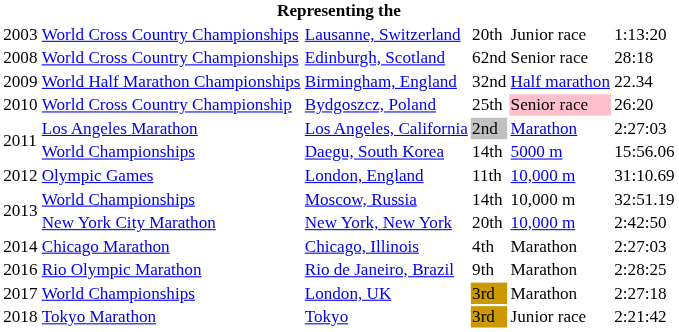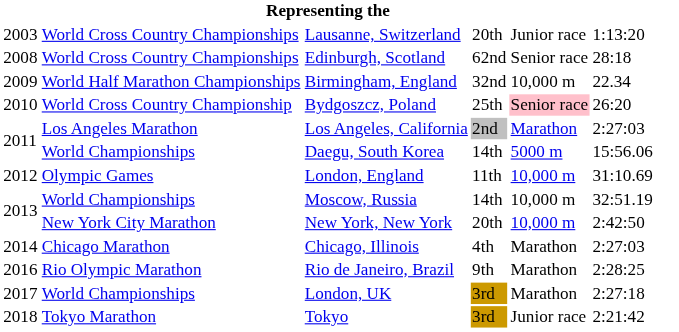(560, 81) Half marathon -> (543, 81) 10,000 m
